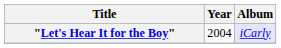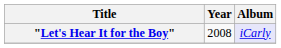(220, 33) 2004 -> (220, 33) 2008
